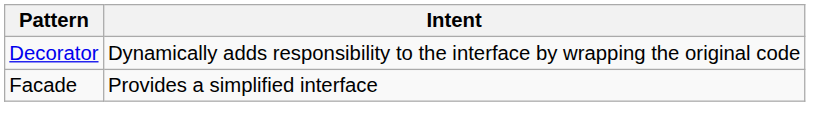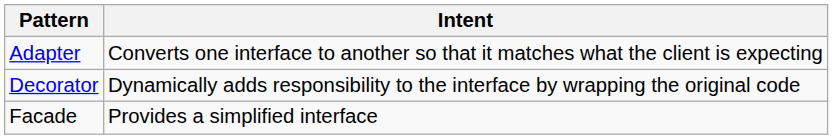+ row: (45, 52)
